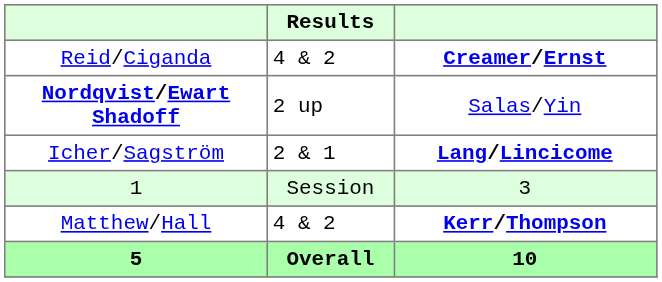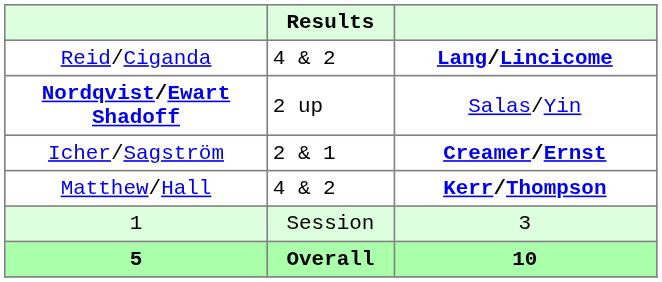(525, 58) Creamer/Ernst -> (525, 58) Lang/Lincicome
(525, 153) Lang/Lincicome -> (525, 153) Creamer/Ernst
rows swapped: (136, 224) <-> (136, 188)
